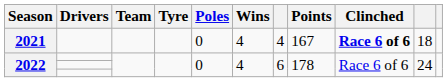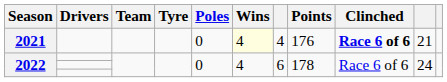(240, 40) no background -> (240, 40) lightyellow background
(303, 40) 167 -> (303, 40) 176
(425, 40) 18 -> (425, 40) 21
